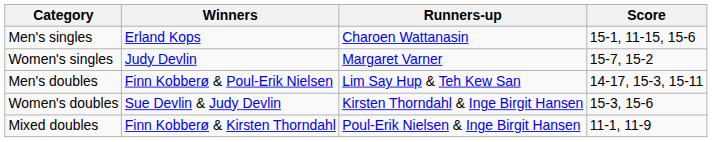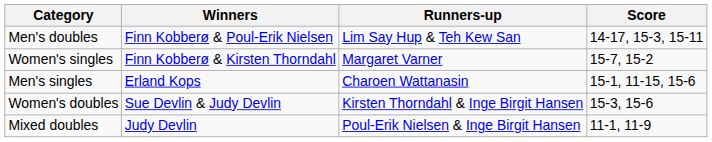rows swapped: (50, 37) <-> (53, 81)
(161, 59) Judy Devlin -> (230, 59) Finn Kobberø & Kirsten Thorndahl
(230, 125) Finn Kobberø & Kirsten Thorndahl -> (161, 125) Judy Devlin
